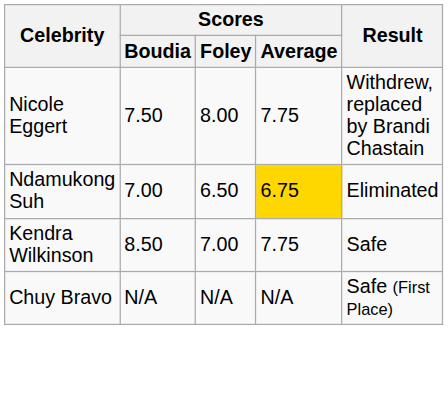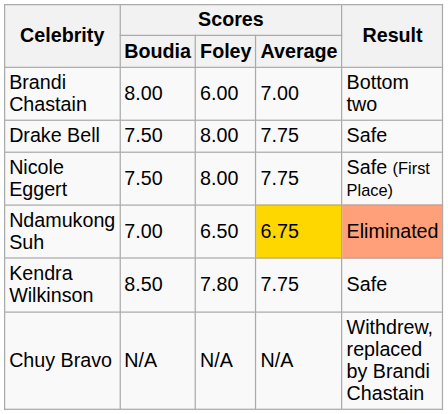+ row: (48, 93)
+ row: (55, 135)
(390, 115) Withdrew, replaced by Brandi Chastain -> (388, 178) Safe (First Place)
(393, 191) no background -> (393, 231) lightsalmon background
(219, 244) 7.00 -> (219, 284) 7.80
(388, 297) Safe (First Place) -> (390, 360) Withdrew, replaced by Brandi Chastain
